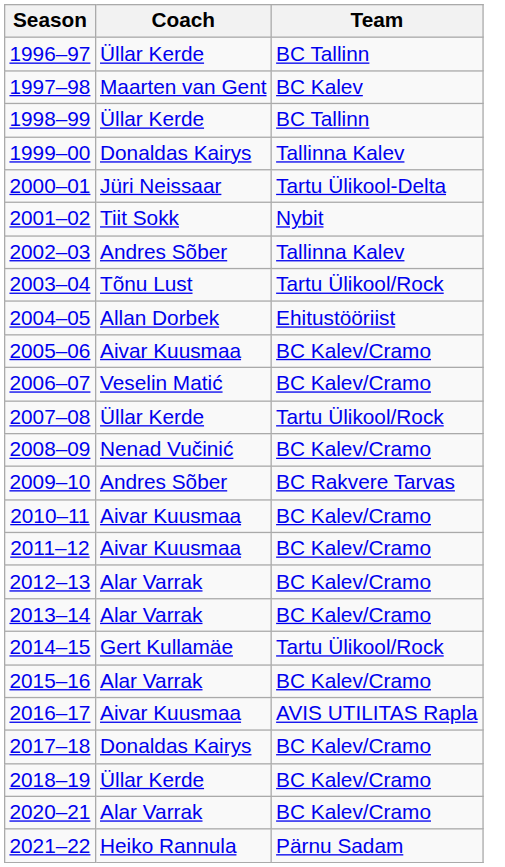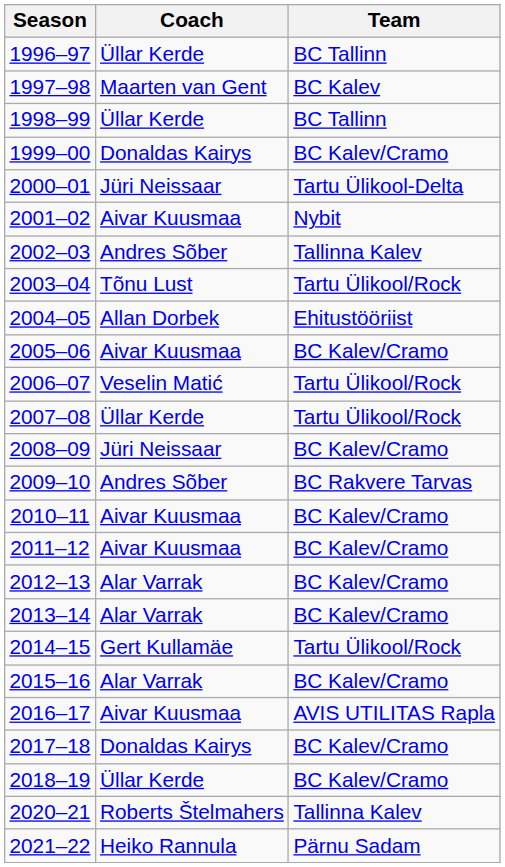(340, 152) Tallinna Kalev -> (371, 152) BC Kalev/Cramo
(140, 218) Tiit Sokk -> (171, 218) Aivar Kuusmaa
(354, 383) BC Kalev/Cramo -> (377, 383) Tartu Ülikool/Rock
(167, 449) Nenad Vučinić -> (161, 449) Jüri Neissaar
(151, 812) Alar Varrak -> (192, 812) Roberts Štelmahers
(354, 812) BC Kalev/Cramo -> (358, 812) Tallinna Kalev
